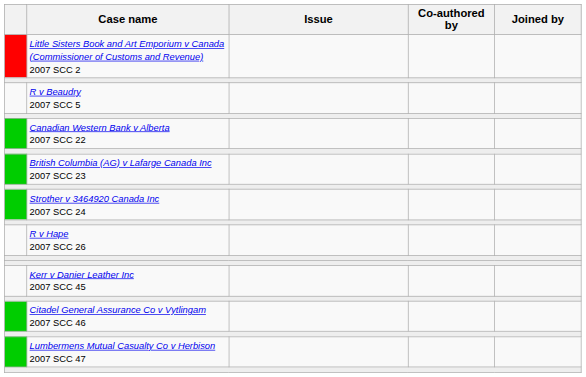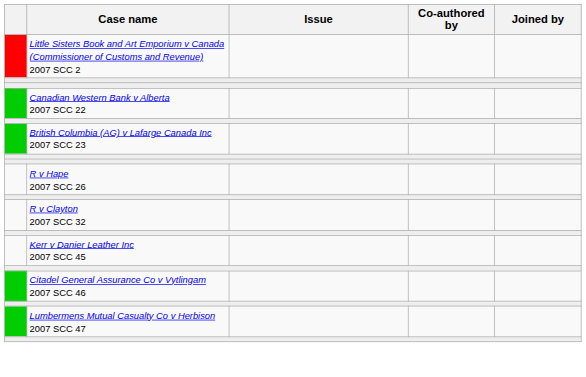- row: (16, 98)
- row: (16, 205)
+ row: (16, 215)
